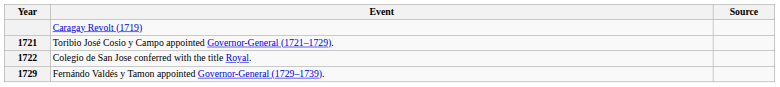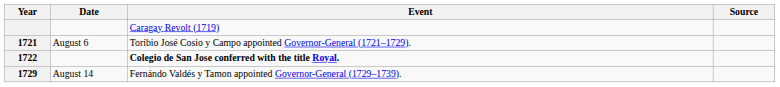+ column: (89, 12)
(152, 58) normal -> (234, 58) bold
